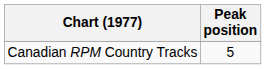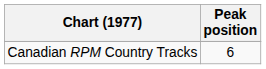(230, 52) 5 -> (230, 52) 6
